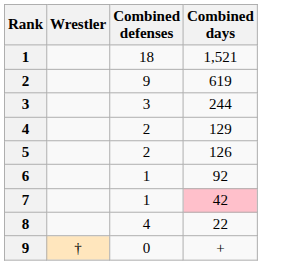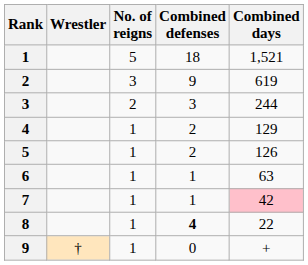+ column: (133, 24)
(220, 176) 92 -> (266, 176) 63
(147, 224) normal -> (193, 224) bold
